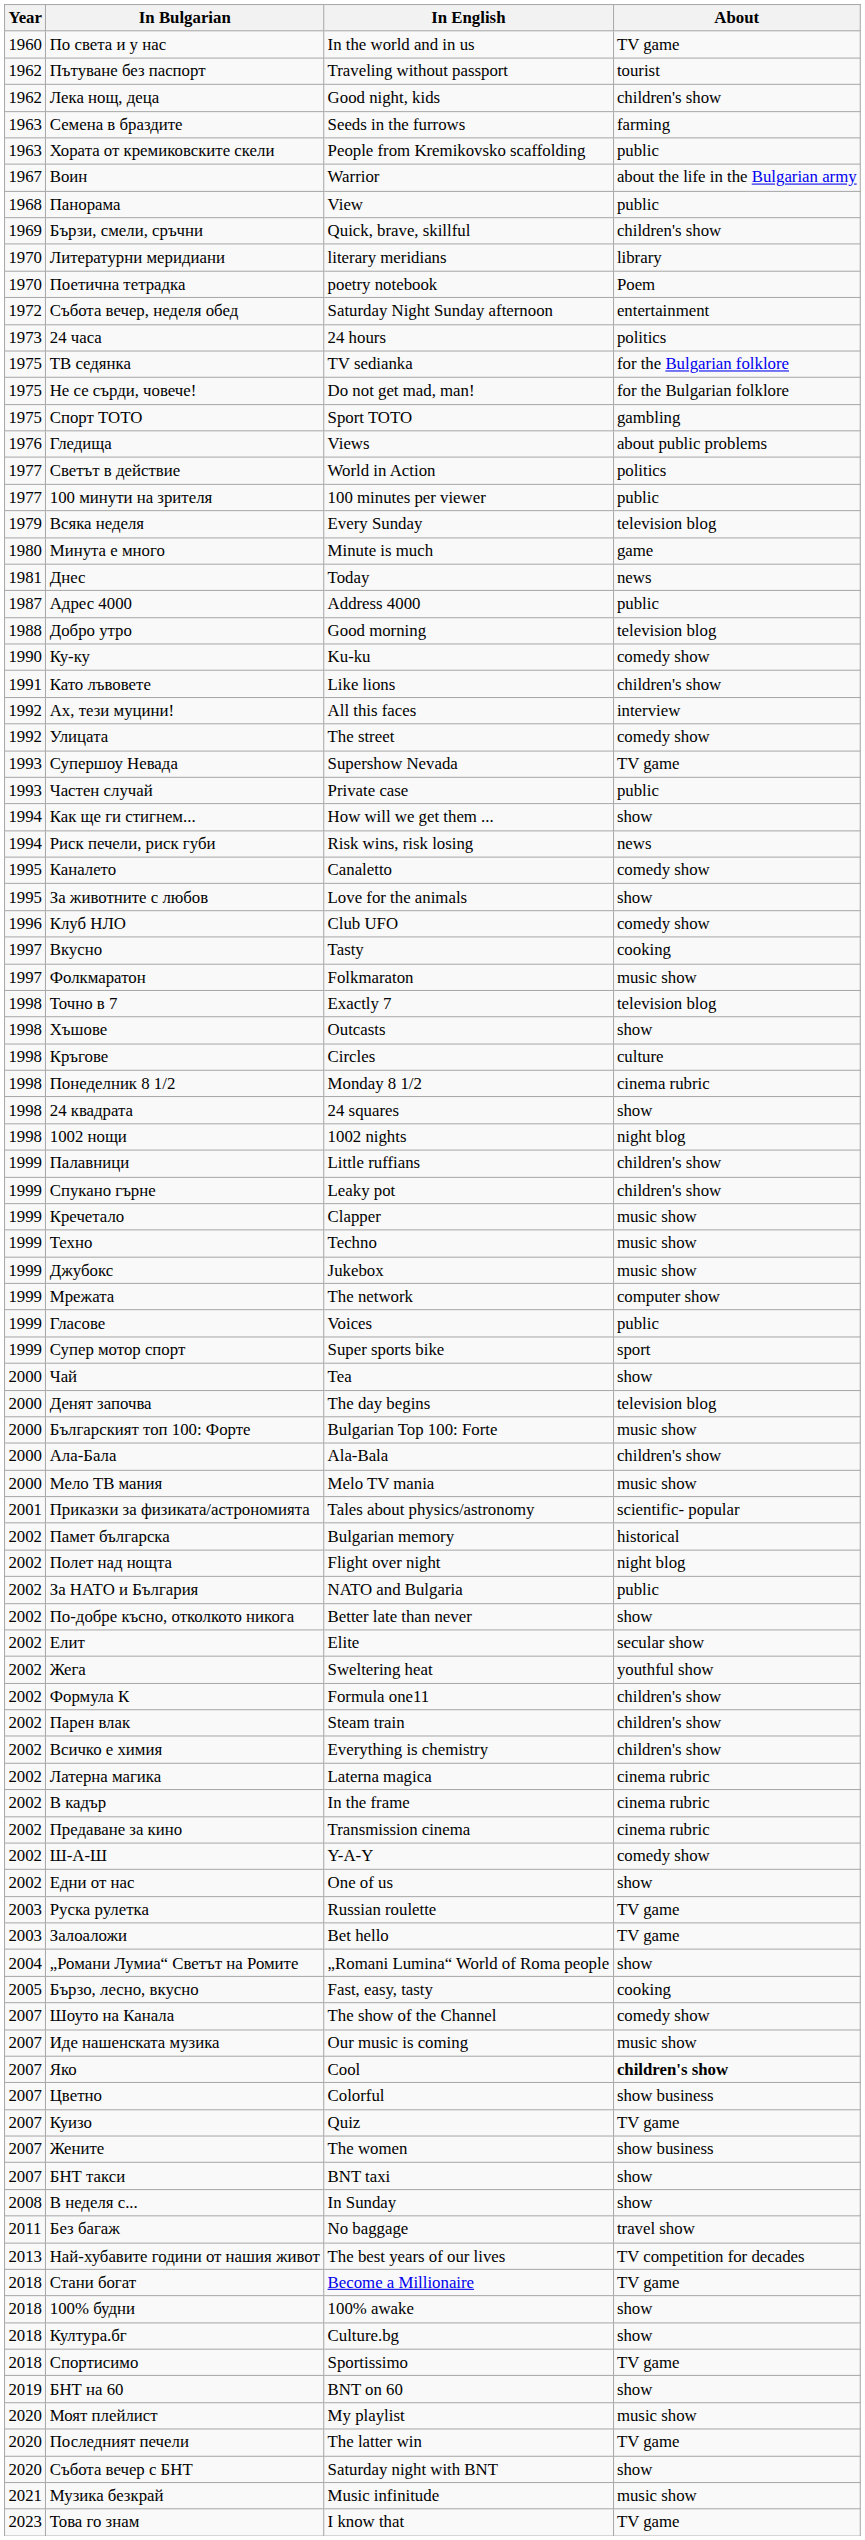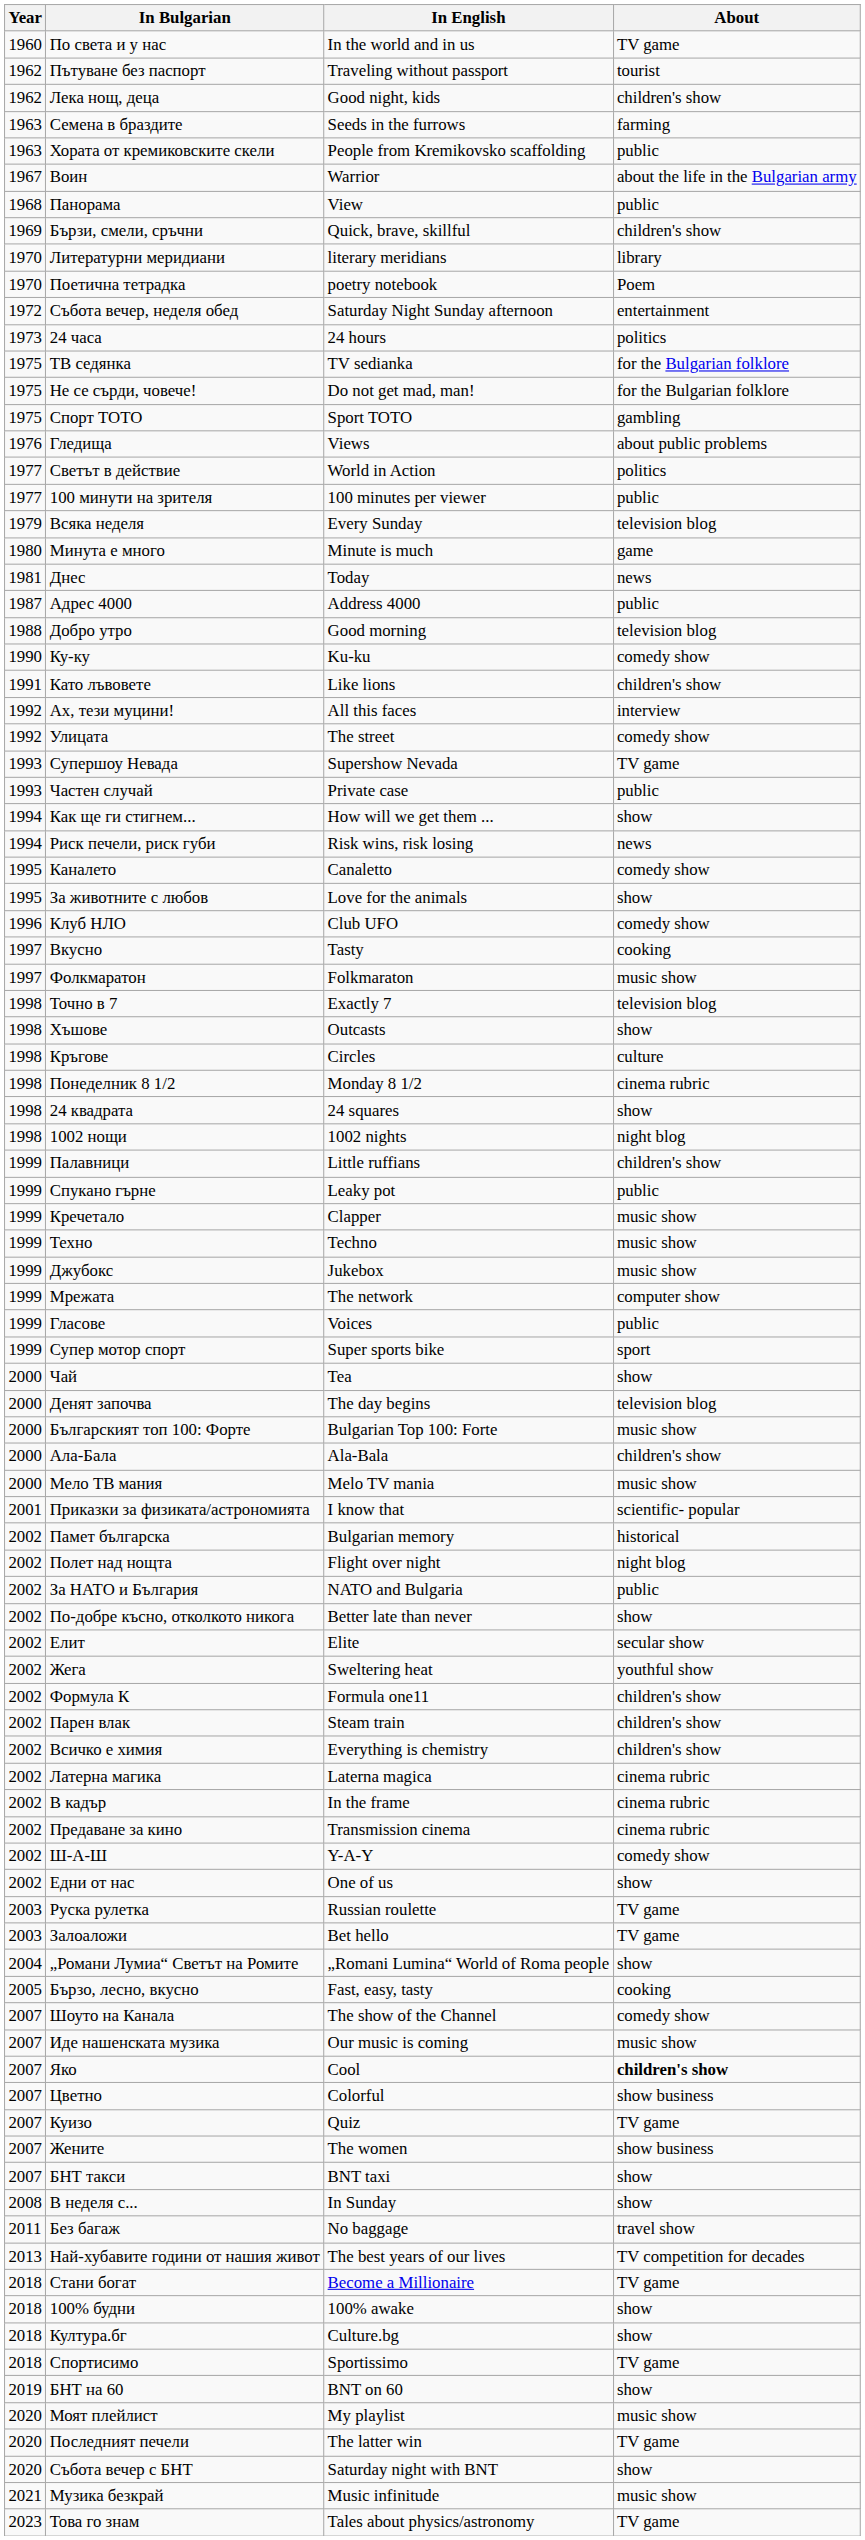(669, 1190) children's show -> (638, 1190) public
(431, 1509) Tales about physics/astronomy -> (366, 1509) I know that
(366, 2522) I know that -> (431, 2522) Tales about physics/astronomy
